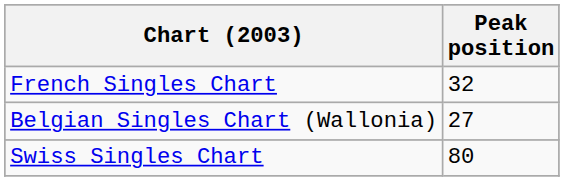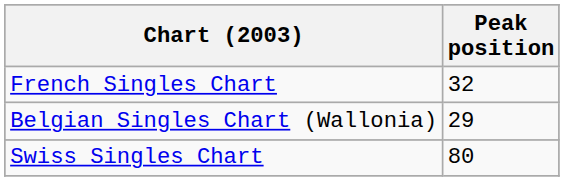(461, 121) 27 -> (461, 121) 29
